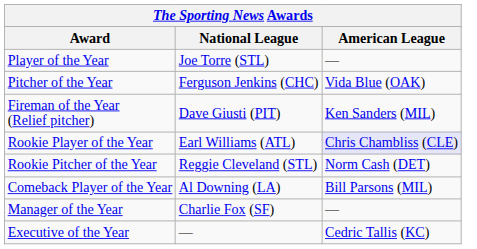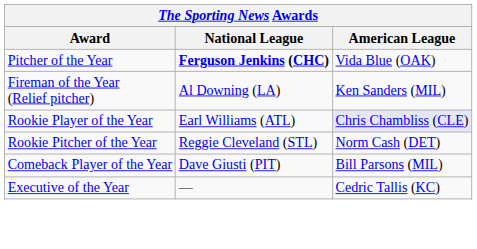- row: (58, 60)
(249, 82) normal -> (254, 60) bold
(230, 112) Dave Giusti (PIT) -> (230, 90) Al Downing (LA)
(230, 187) Al Downing (LA) -> (230, 165) Dave Giusti (PIT)
- row: (65, 210)
